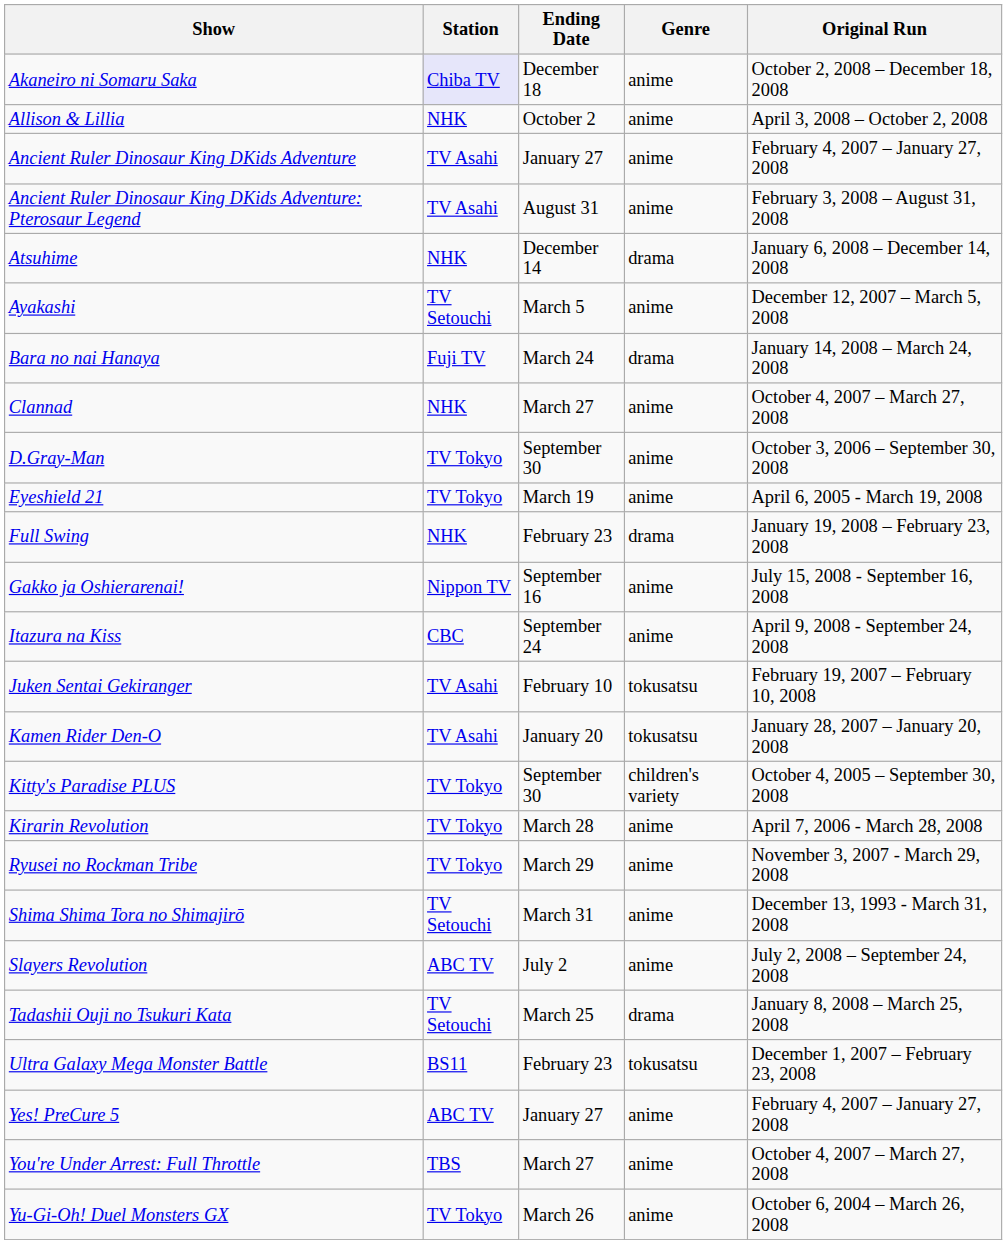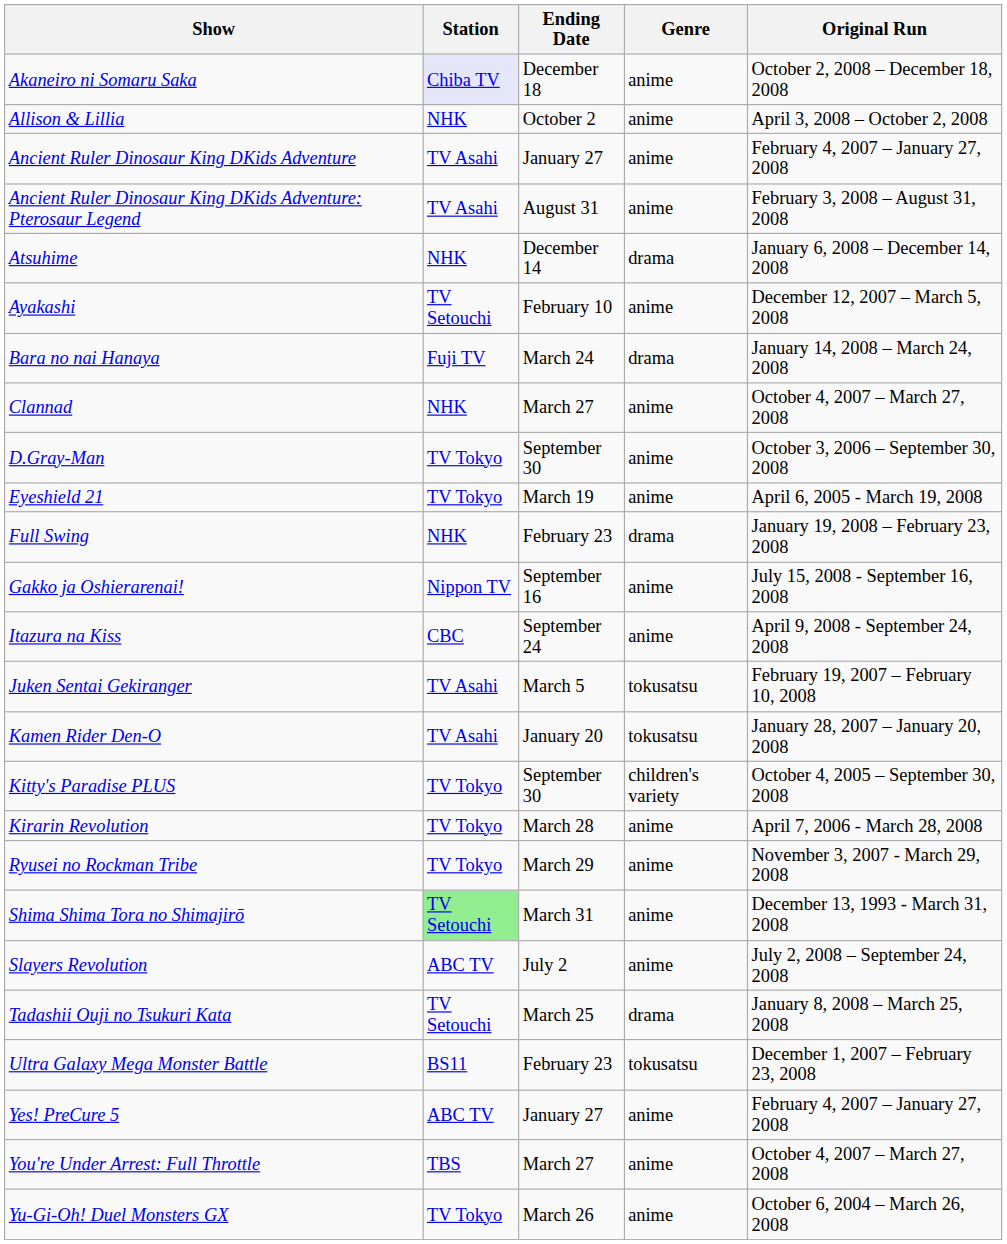(554, 308) March 5 -> (567, 308) February 10
(567, 686) February 10 -> (554, 686) March 5
(459, 915) no background -> (459, 915) lightgreen background
